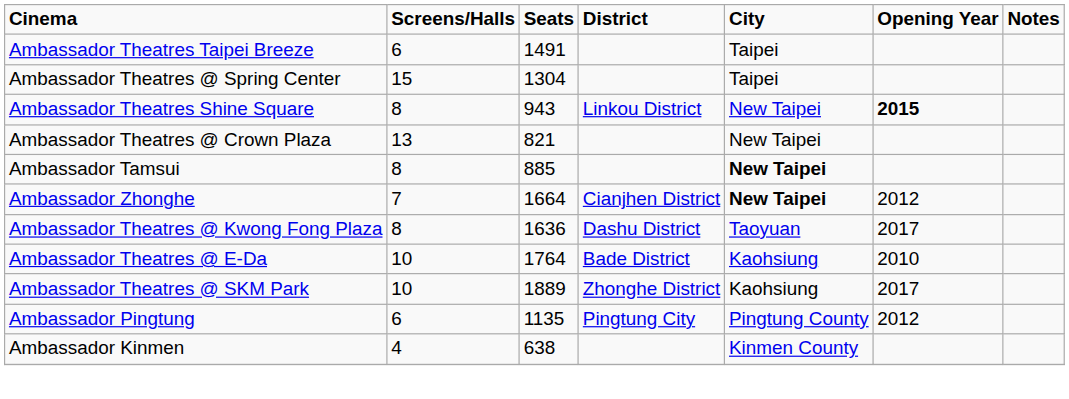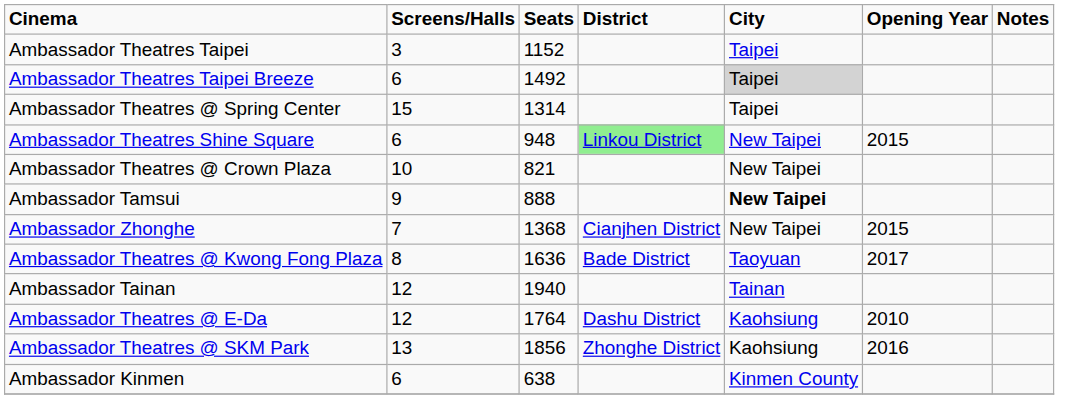+ row: (129, 49)
(545, 49) 1491 -> (545, 79) 1492
(754, 49) no background -> (754, 79) lightgrey background
(545, 79) 1304 -> (545, 109) 1314
(396, 109) 8 -> (396, 139) 6
(539, 109) 943 -> (539, 139) 948
(642, 109) no background -> (642, 139) lightgreen background
(898, 109) bold -> (888, 139) normal
(402, 139) 13 -> (402, 169) 10
(396, 169) 8 -> (396, 199) 9
(539, 169) 885 -> (539, 199) 888
(545, 199) 1664 -> (545, 229) 1368
(778, 199) bold -> (775, 229) normal
(898, 199) 2012 -> (888, 229) 2015
(642, 229) Dashu District -> (636, 259) Bade District
+ row: (92, 288)
(402, 259) 10 -> (402, 318) 12
(636, 259) Bade District -> (642, 318) Dashu District
(402, 288) 10 -> (402, 348) 13
(545, 288) 1889 -> (545, 348) 1856
(898, 288) 2017 -> (888, 348) 2016
- row: (102, 318)
(396, 348) 4 -> (396, 378) 6
